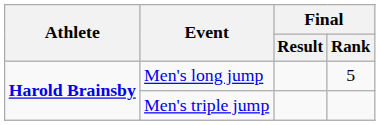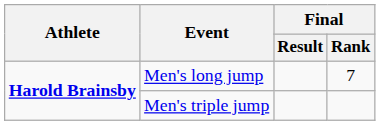(351, 76) 5 -> (351, 76) 7
